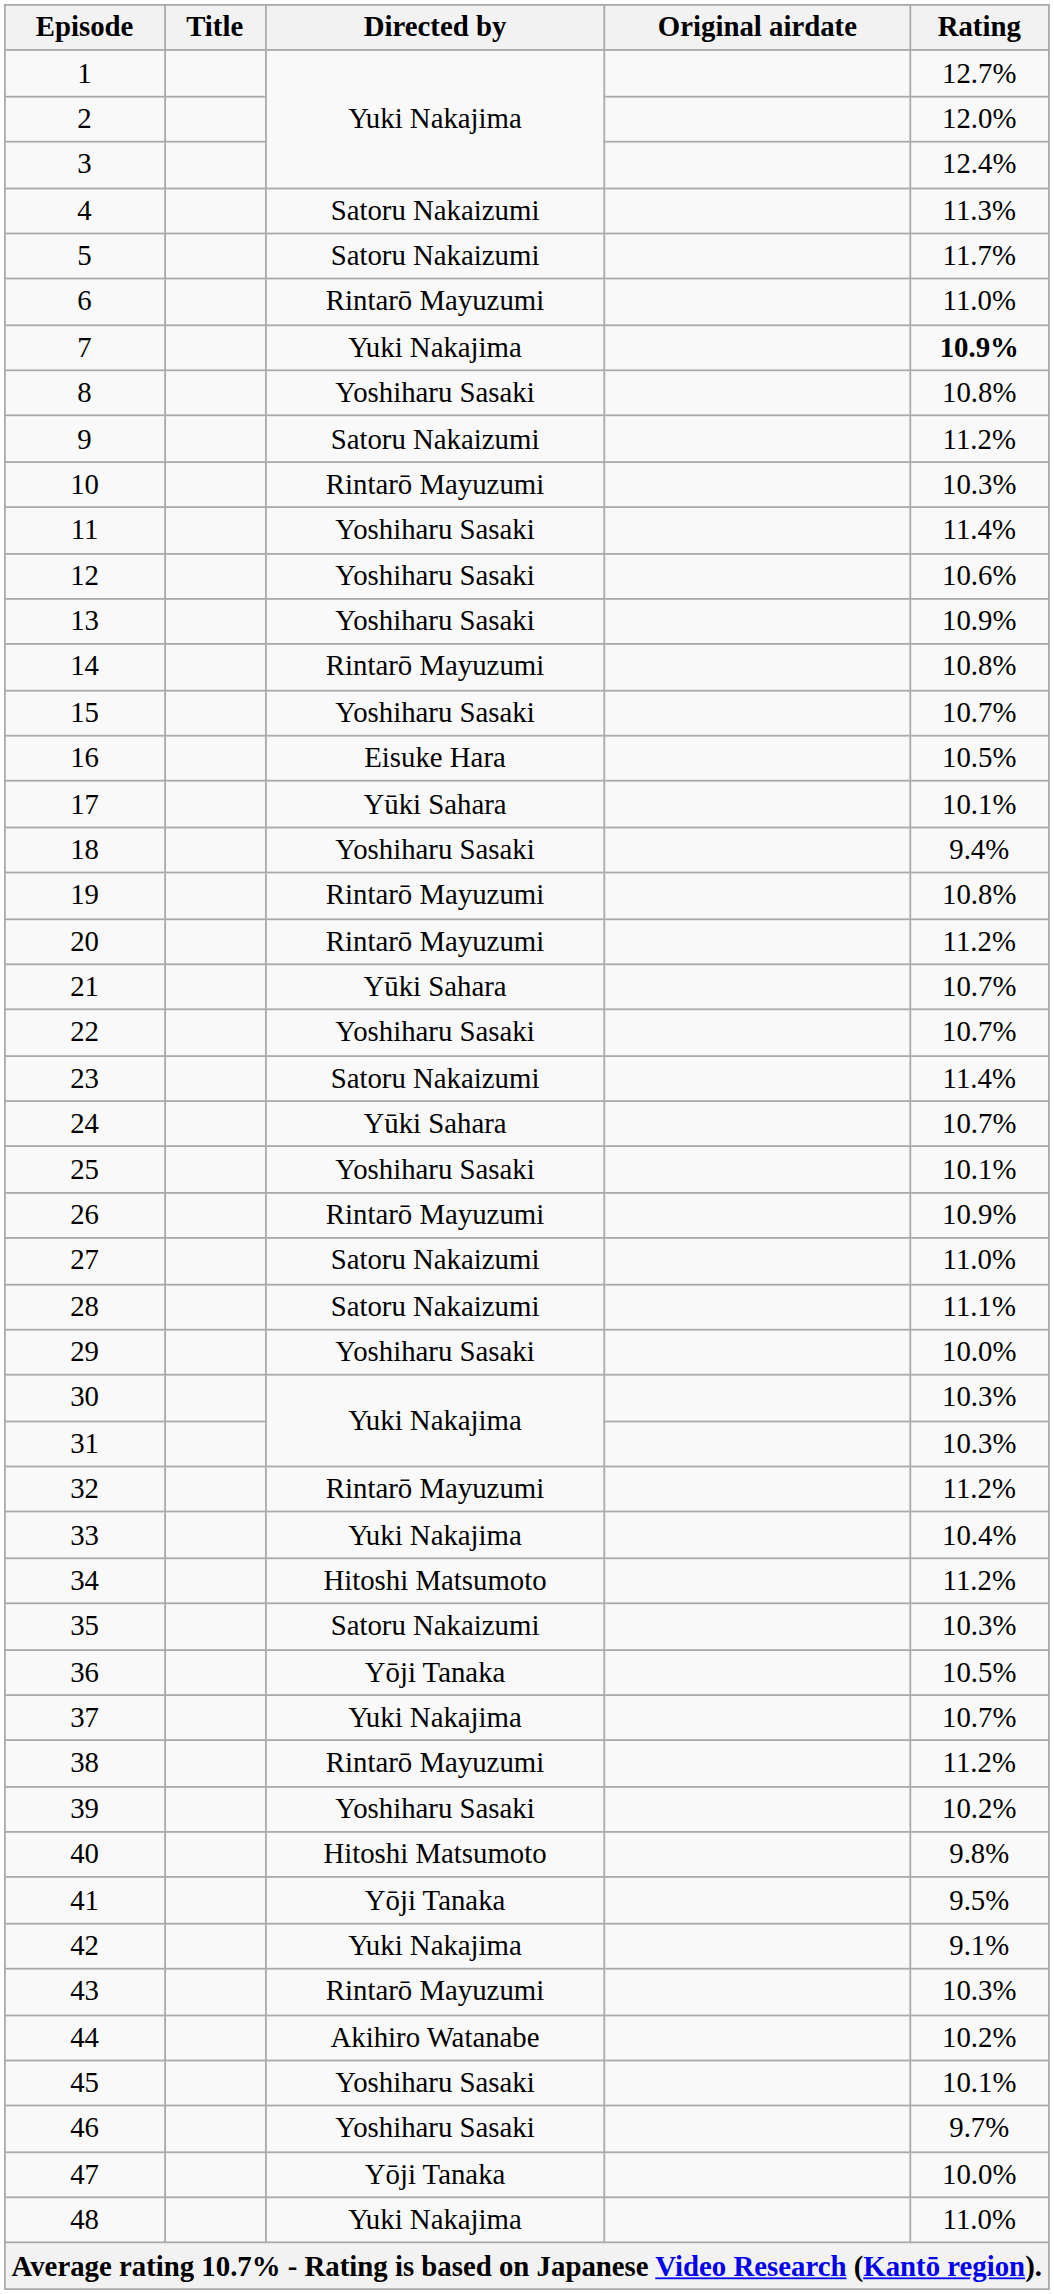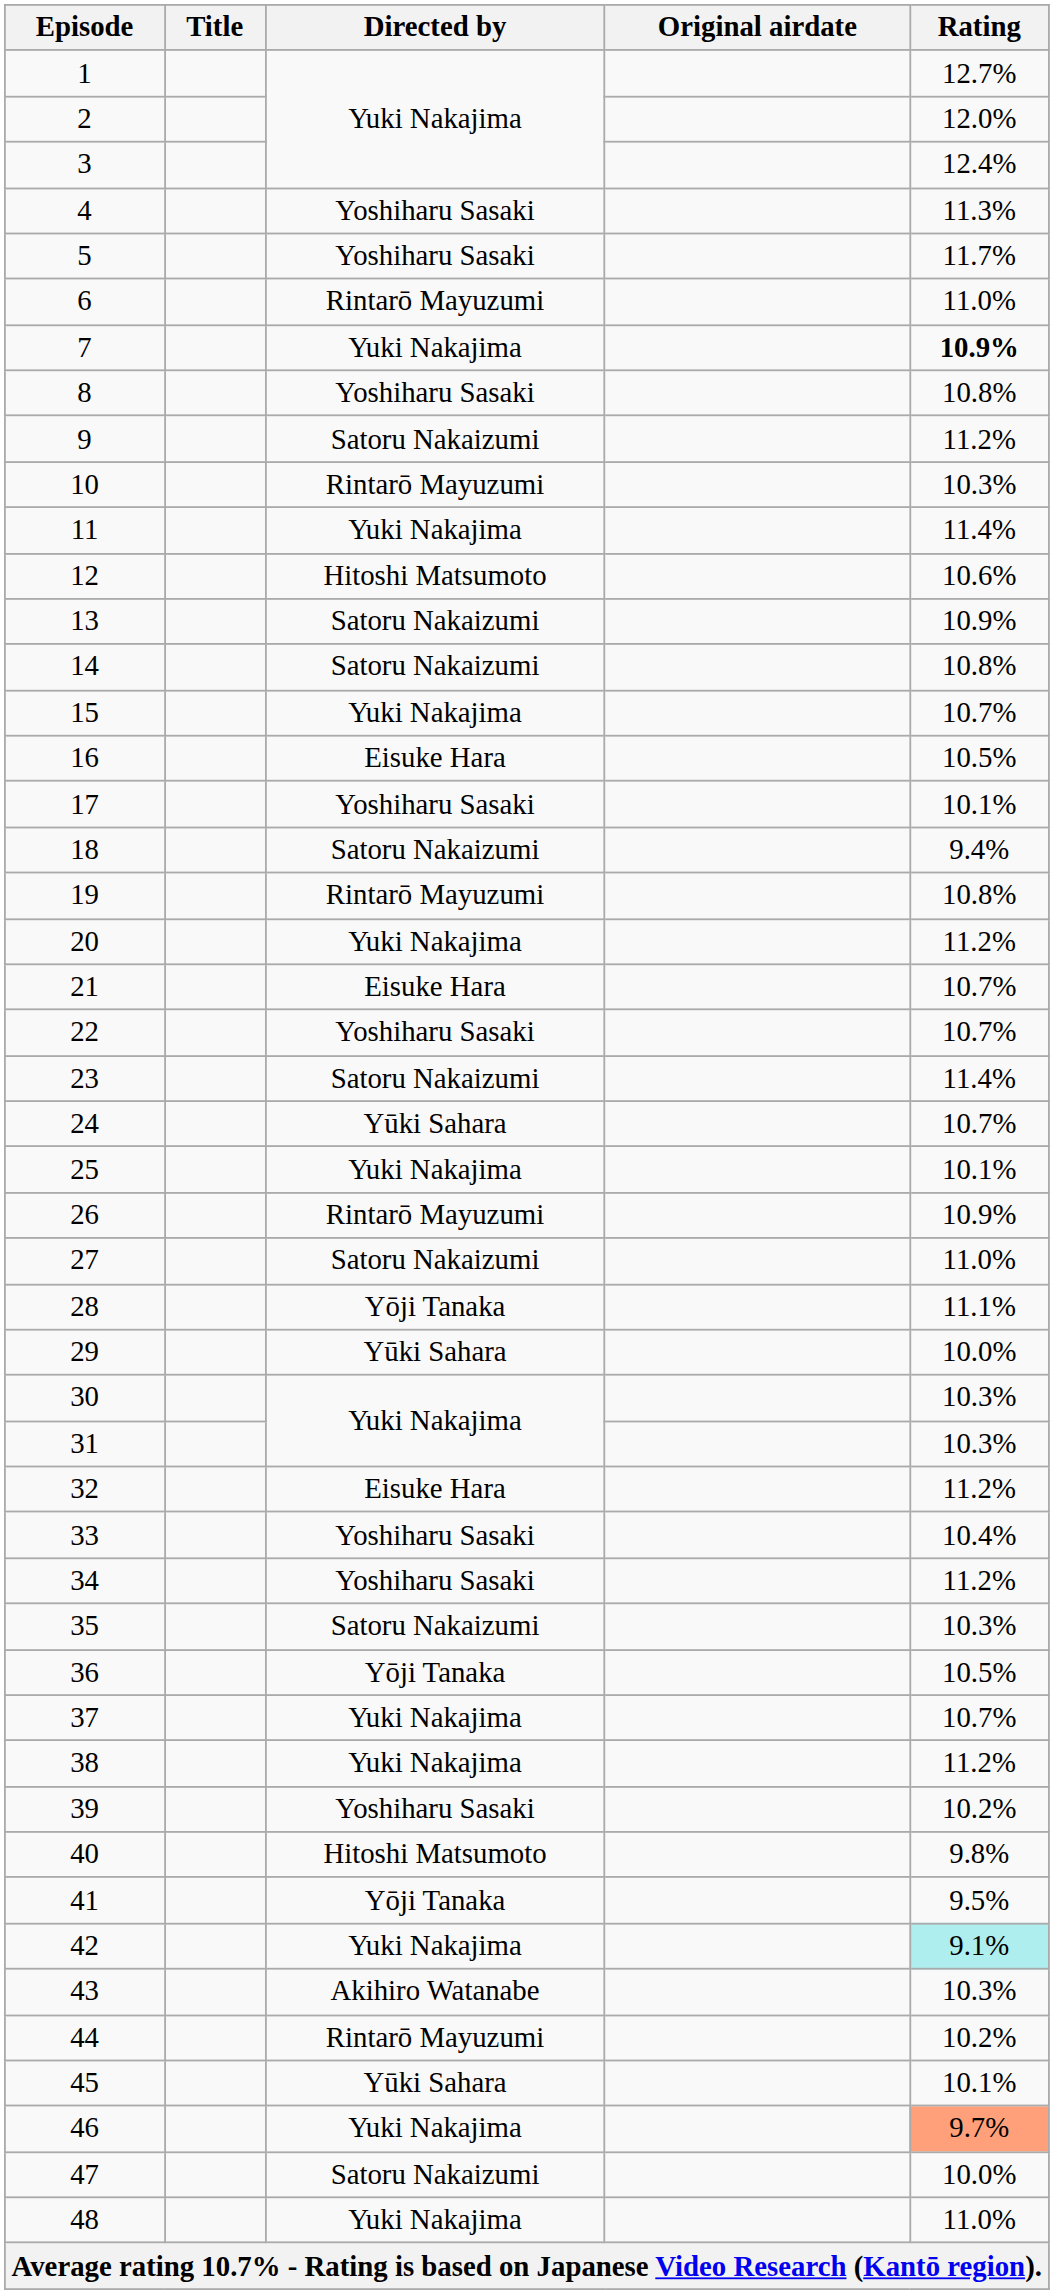(435, 210) Satoru Nakaizumi -> (435, 210) Yoshiharu Sasaki
(435, 255) Satoru Nakaizumi -> (435, 255) Yoshiharu Sasaki
(435, 529) Yoshiharu Sasaki -> (435, 529) Yuki Nakajima
(435, 575) Yoshiharu Sasaki -> (435, 575) Hitoshi Matsumoto
(435, 621) Yoshiharu Sasaki -> (435, 621) Satoru Nakaizumi
(435, 666) Rintarō Mayuzumi -> (435, 666) Satoru Nakaizumi
(435, 712) Yoshiharu Sasaki -> (435, 712) Yuki Nakajima
(435, 803) Yūki Sahara -> (435, 803) Yoshiharu Sasaki
(435, 849) Yoshiharu Sasaki -> (435, 849) Satoru Nakaizumi
(435, 940) Rintarō Mayuzumi -> (435, 940) Yuki Nakajima
(435, 986) Yūki Sahara -> (435, 986) Eisuke Hara
(435, 1169) Yoshiharu Sasaki -> (435, 1169) Yuki Nakajima
(435, 1306) Satoru Nakaizumi -> (435, 1306) Yōji Tanaka
(435, 1351) Yoshiharu Sasaki -> (435, 1351) Yūki Sahara
(435, 1488) Rintarō Mayuzumi -> (435, 1488) Eisuke Hara
(435, 1534) Yuki Nakajima -> (435, 1534) Yoshiharu Sasaki
(435, 1580) Hitoshi Matsumoto -> (435, 1580) Yoshiharu Sasaki
(435, 1762) Rintarō Mayuzumi -> (435, 1762) Yuki Nakajima
(979, 1945) no background -> (979, 1945) paleturquoise background
(435, 1991) Rintarō Mayuzumi -> (435, 1991) Akihiro Watanabe
(435, 2037) Akihiro Watanabe -> (435, 2037) Rintarō Mayuzumi
(435, 2082) Yoshiharu Sasaki -> (435, 2082) Yūki Sahara
(435, 2128) Yoshiharu Sasaki -> (435, 2128) Yuki Nakajima
(979, 2128) no background -> (979, 2128) lightsalmon background
(435, 2174) Yōji Tanaka -> (435, 2174) Satoru Nakaizumi
